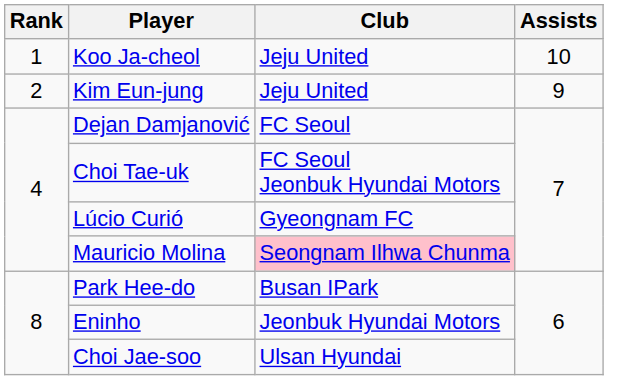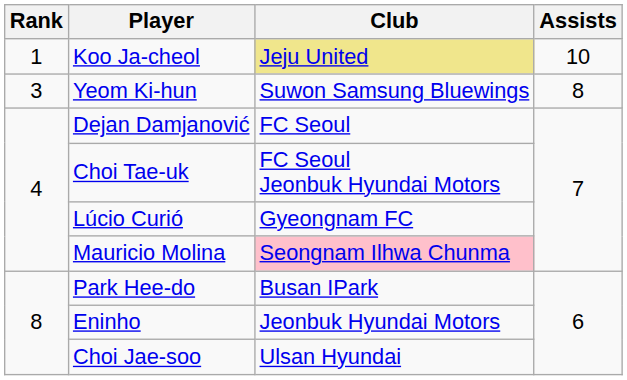(314, 56) no background -> (314, 56) khaki background
- row: (138, 90)
+ row: (135, 90)
